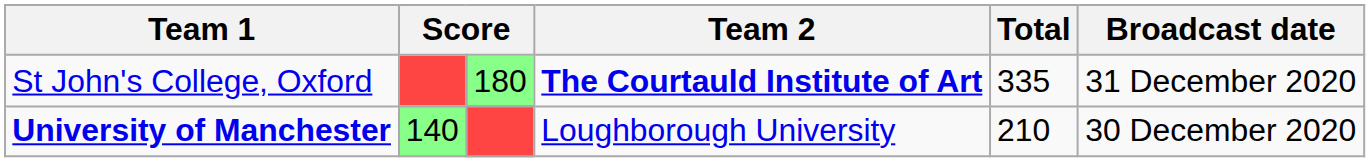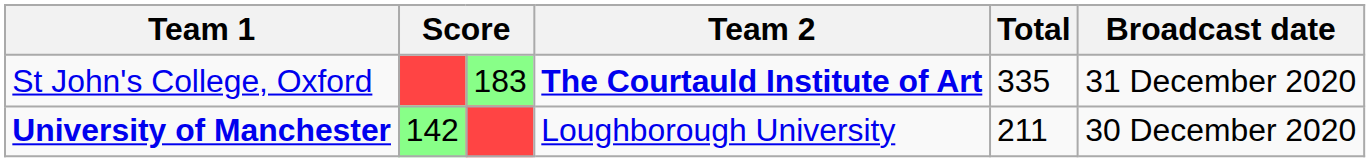(500, 80) 180 -> (500, 80) 183
(432, 130) 140 -> (432, 130) 142
(1024, 130) 210 -> (1022, 130) 211
